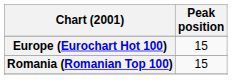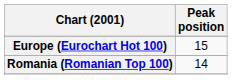(201, 64) 15 -> (201, 64) 14
